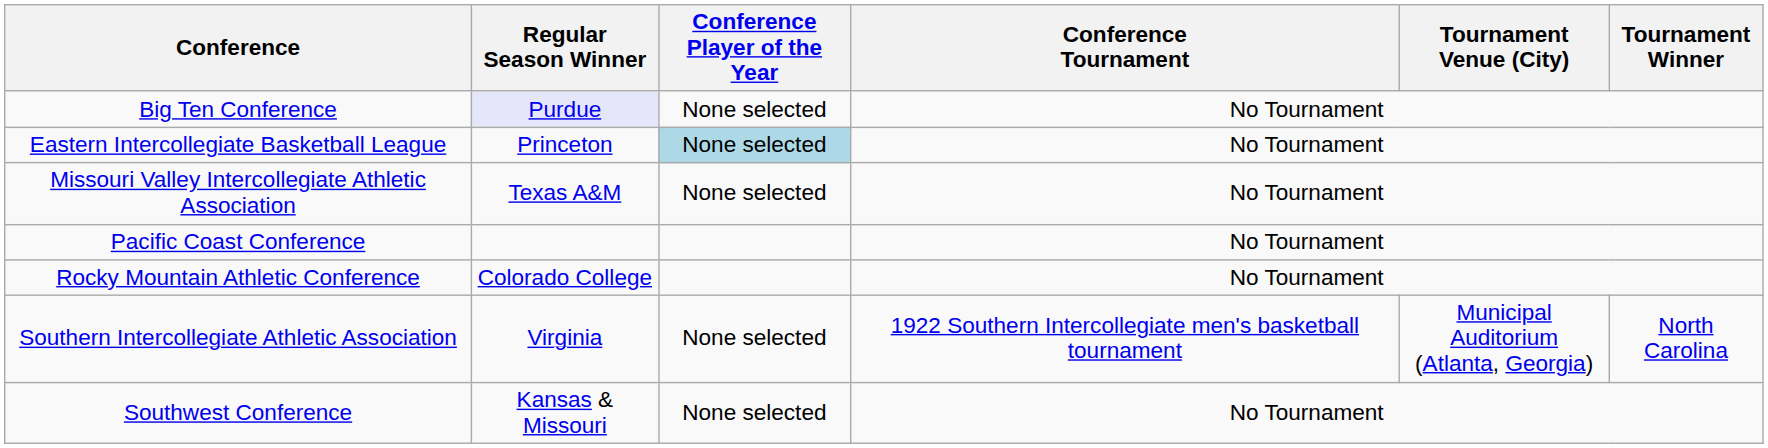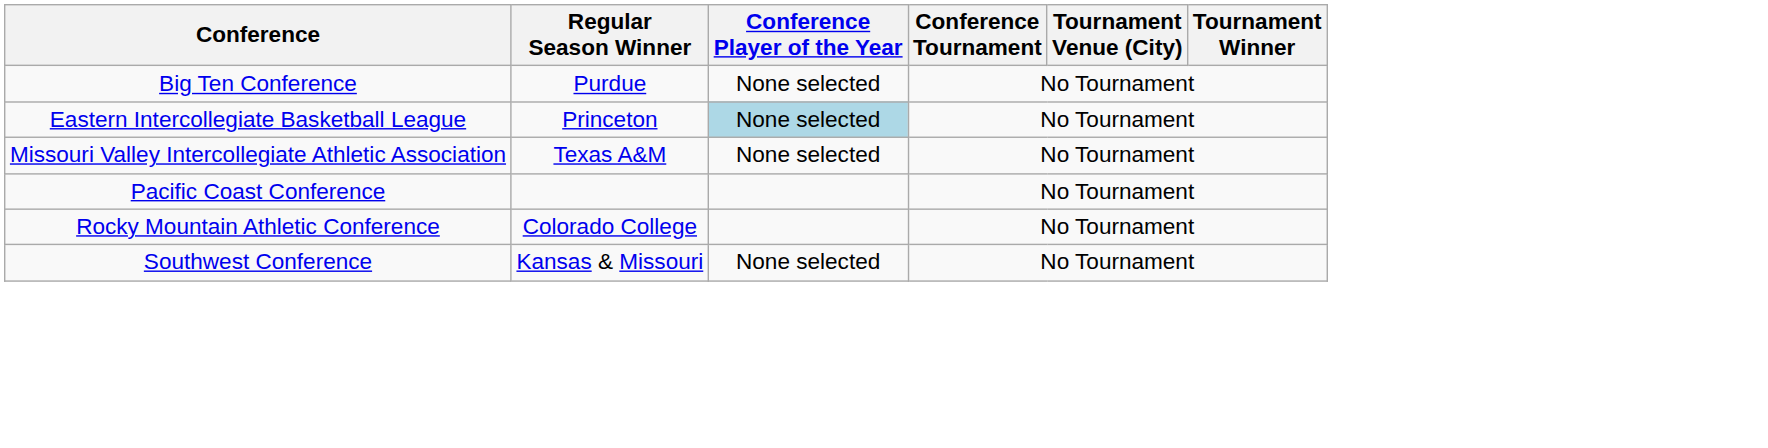(565, 108) lavender background -> (610, 83) no background
- row: (238, 338)
